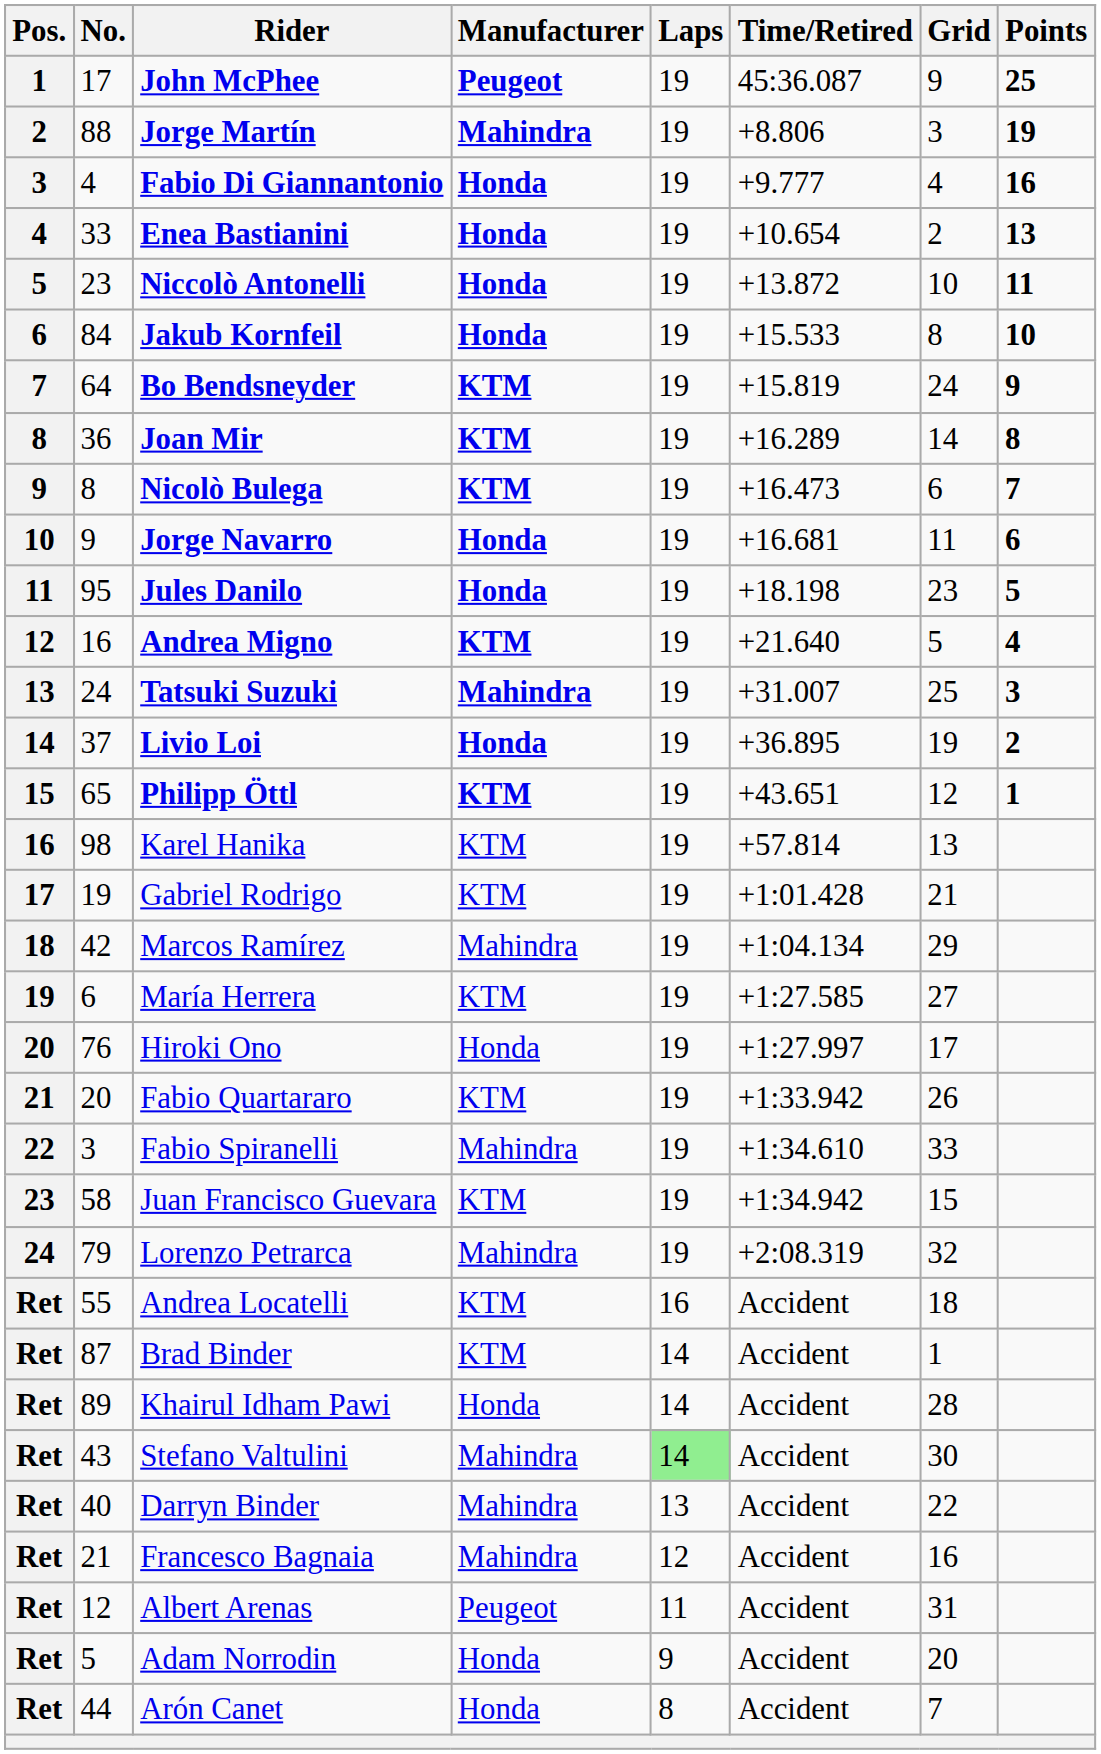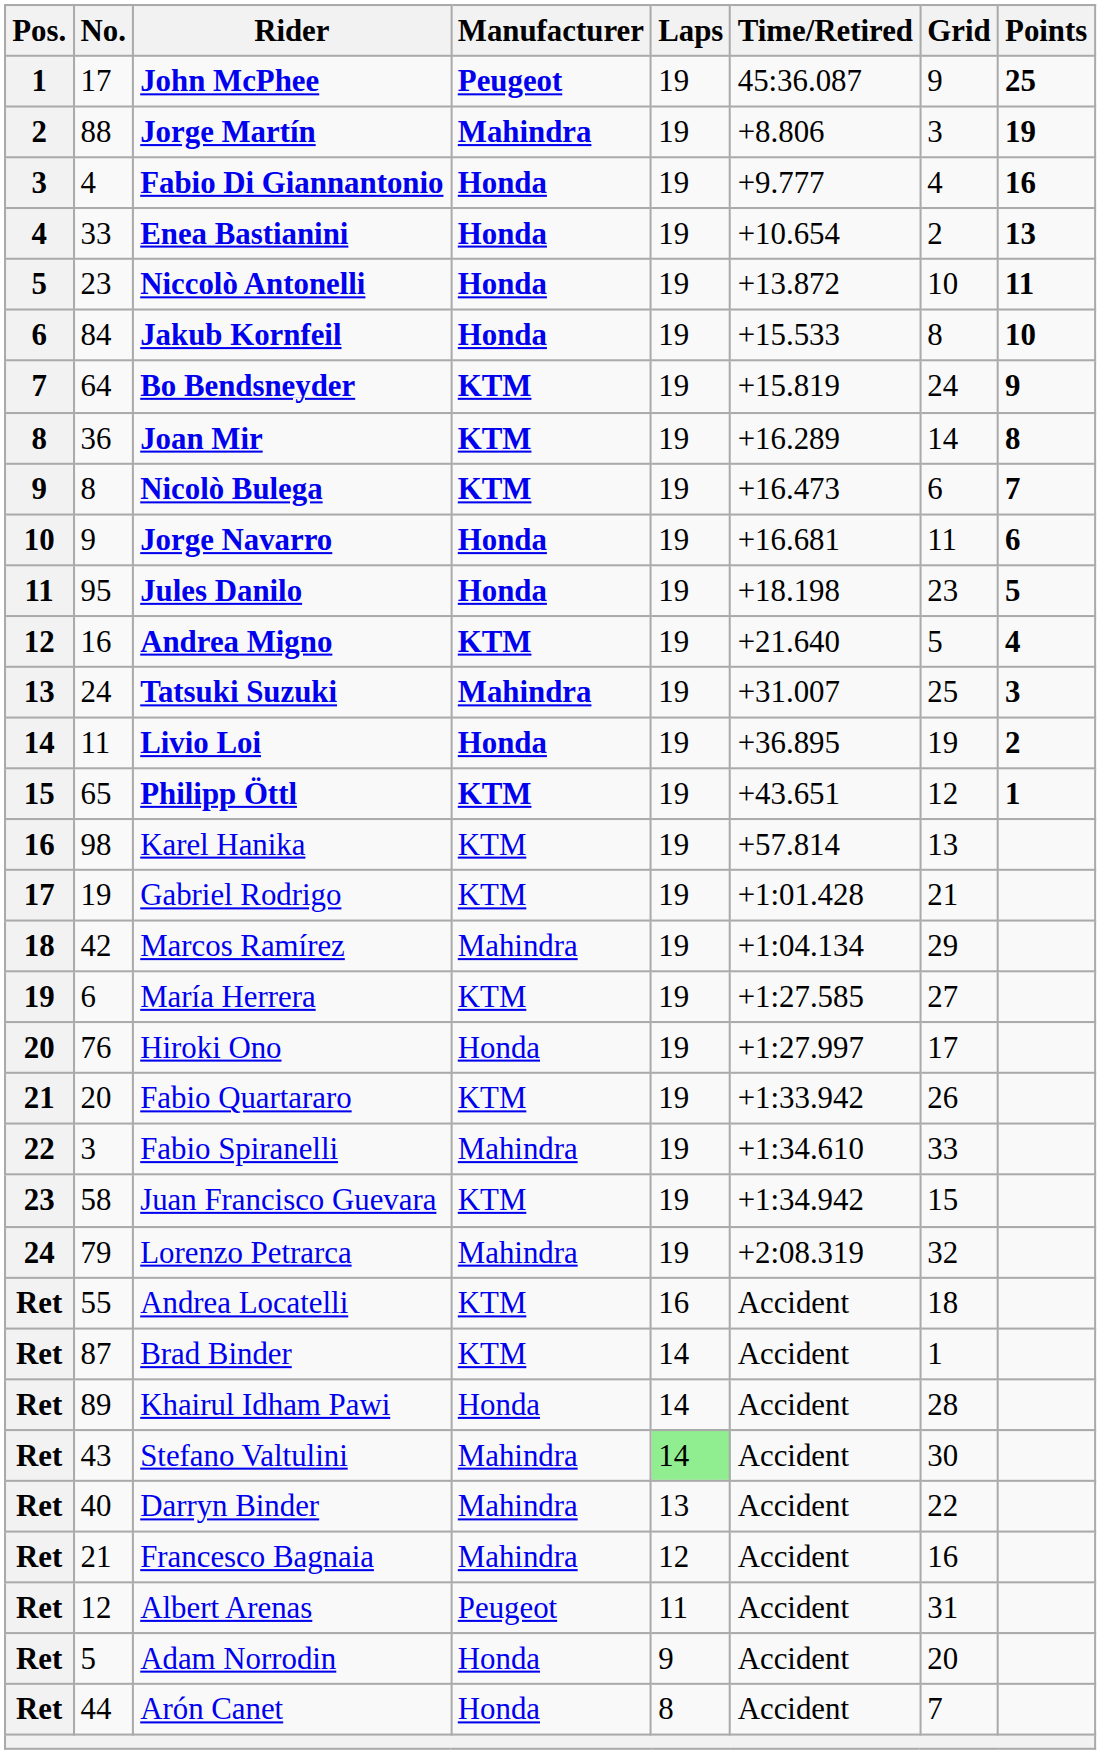(96, 742) 37 -> (95, 742) 11
